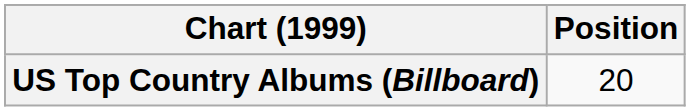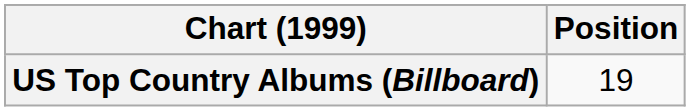(616, 79) 20 -> (616, 79) 19
